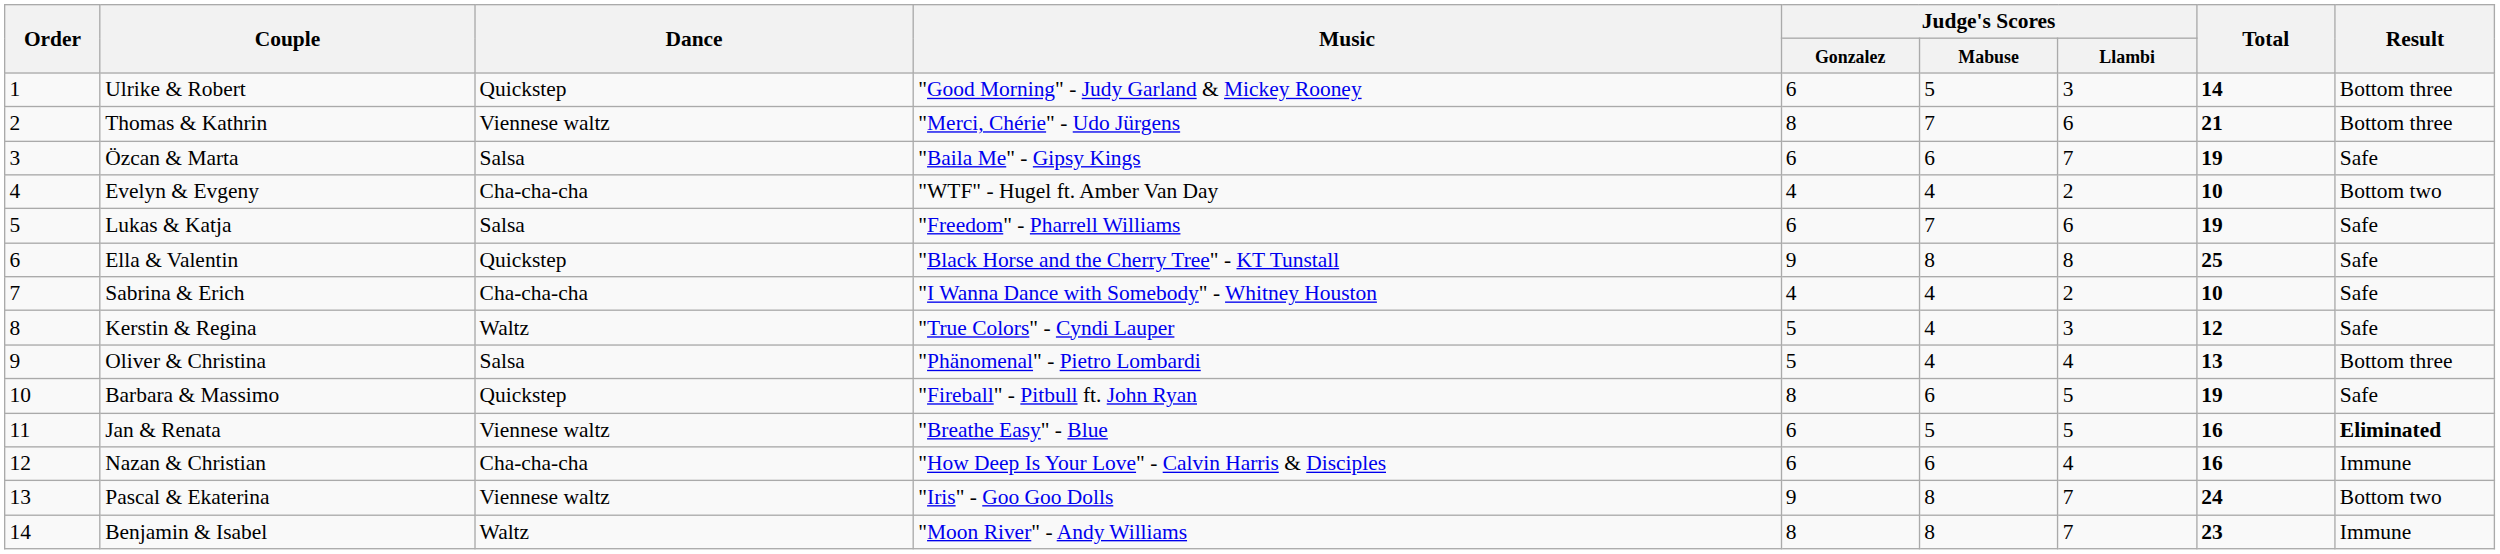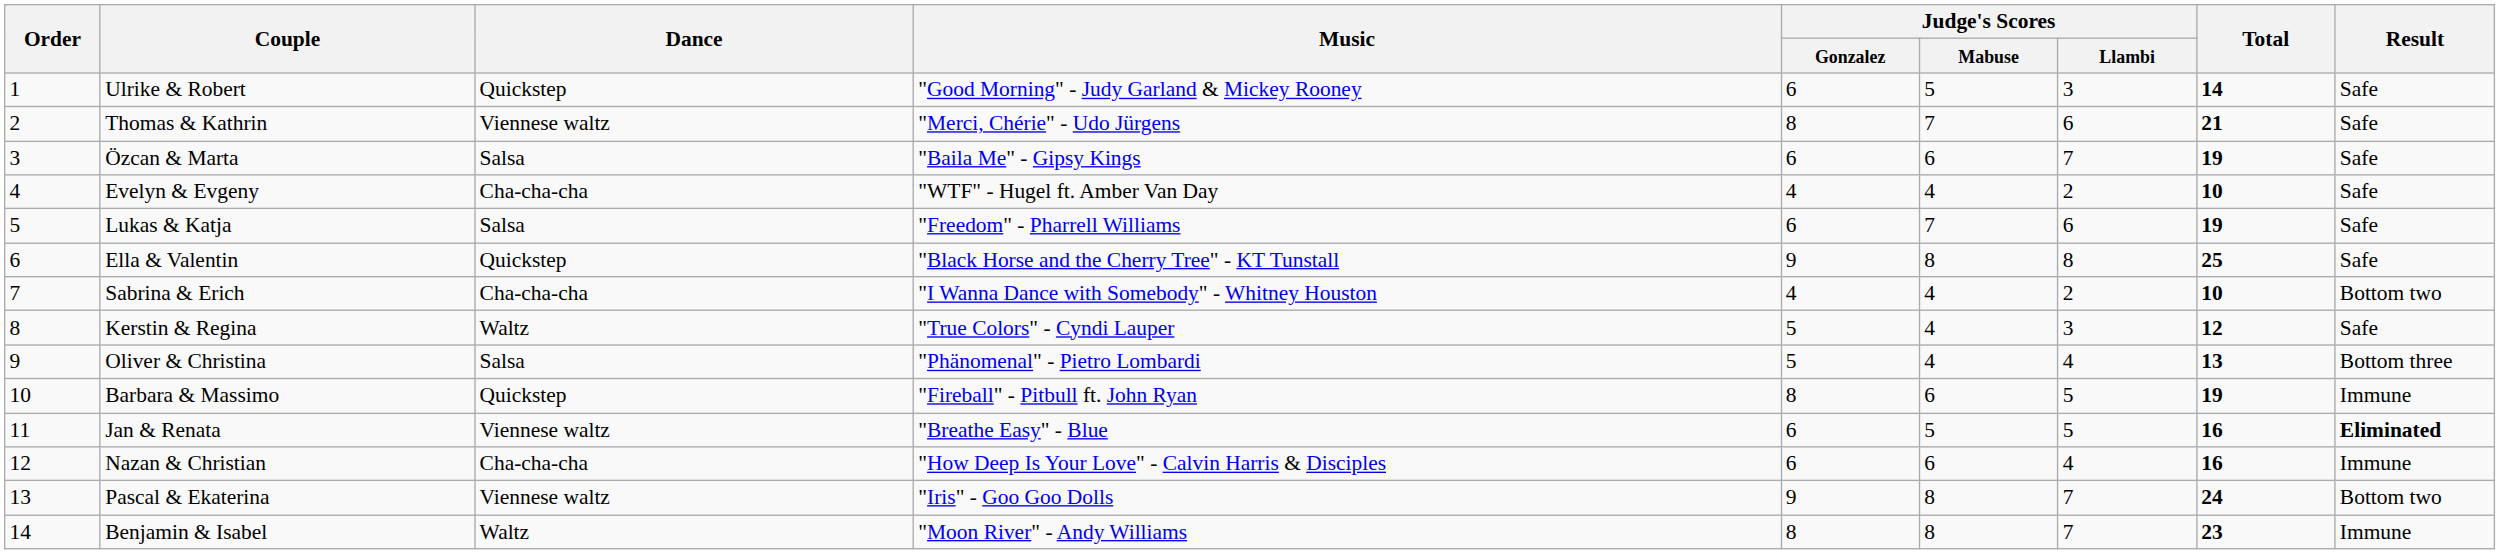(2396, 89) Bottom three -> (2359, 89) Safe
(2396, 123) Bottom three -> (2359, 123) Safe
(2391, 191) Bottom two -> (2359, 191) Safe
(2359, 293) Safe -> (2391, 293) Bottom two
(2359, 395) Safe -> (2376, 395) Immune
